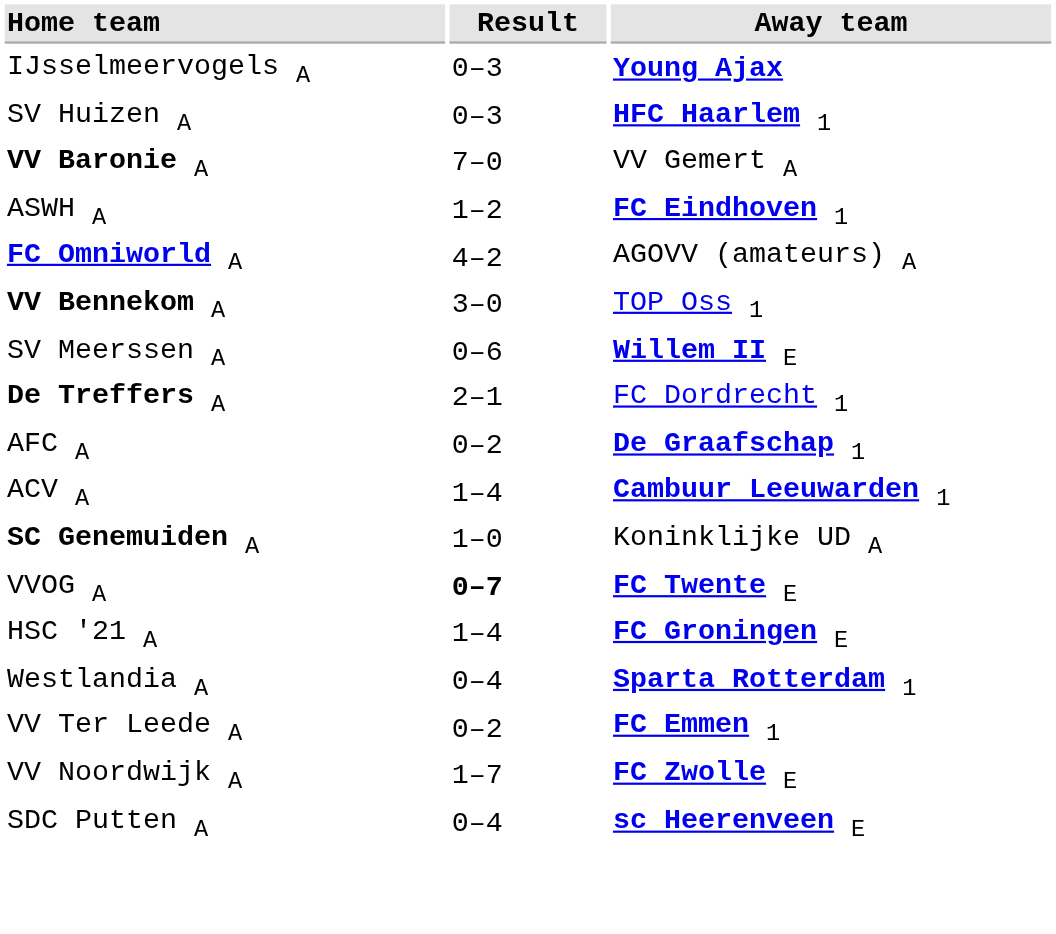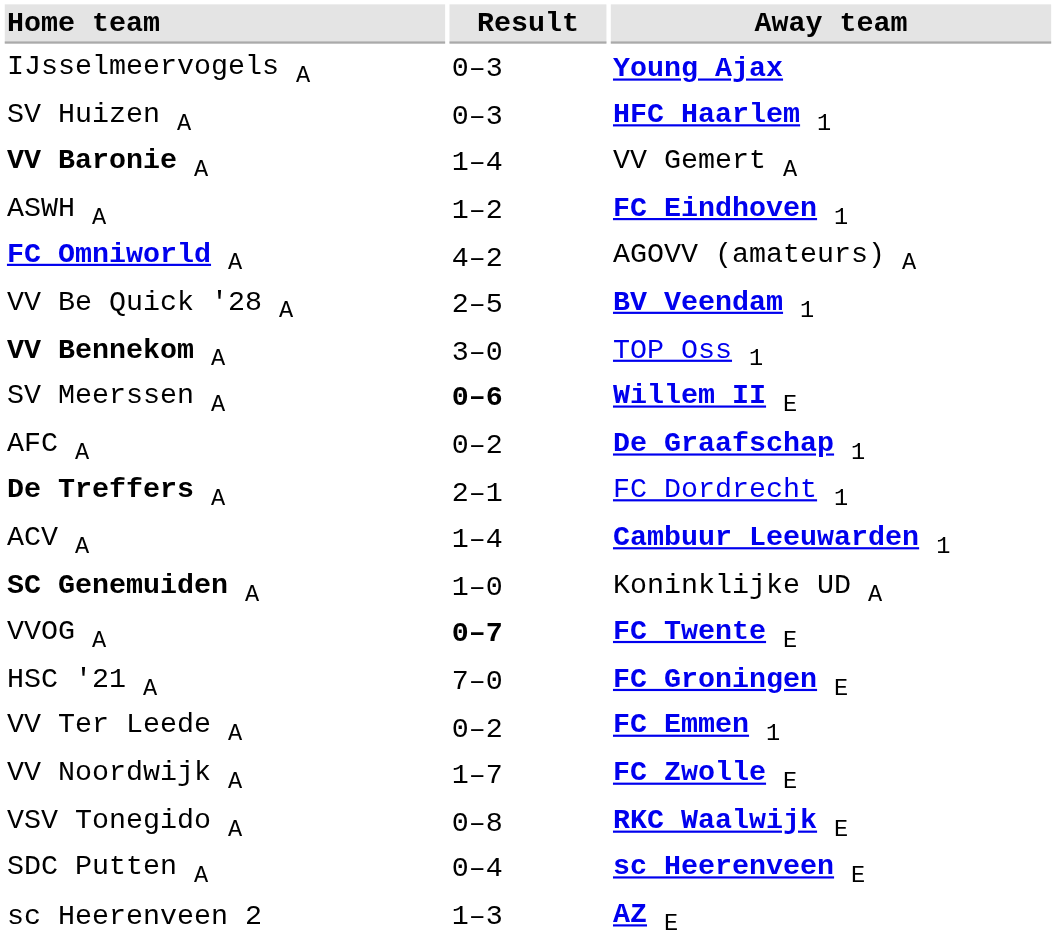(477, 163) 7–0 -> (477, 163) 1–4
+ row: (150, 305)
(477, 352) normal -> (477, 399) bold
rows swapped: (48, 446) <-> (116, 399)
(477, 634) 1–4 -> (477, 681) 7–0
- row: (108, 681)
+ row: (125, 823)
+ row: (135, 917)
